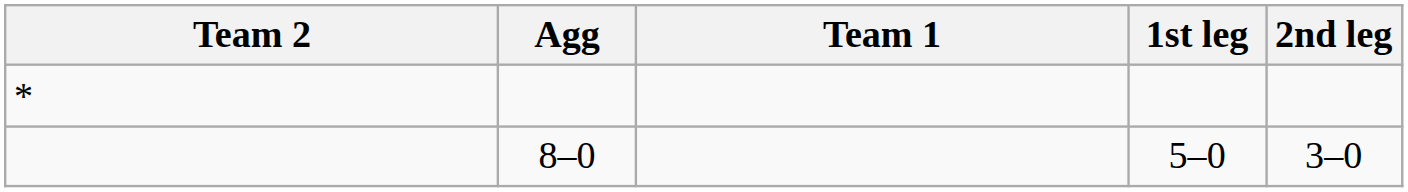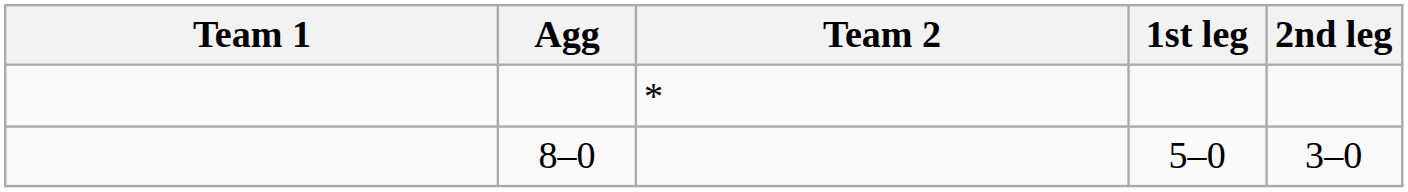columns swapped: (882, 34) <-> (252, 34)
